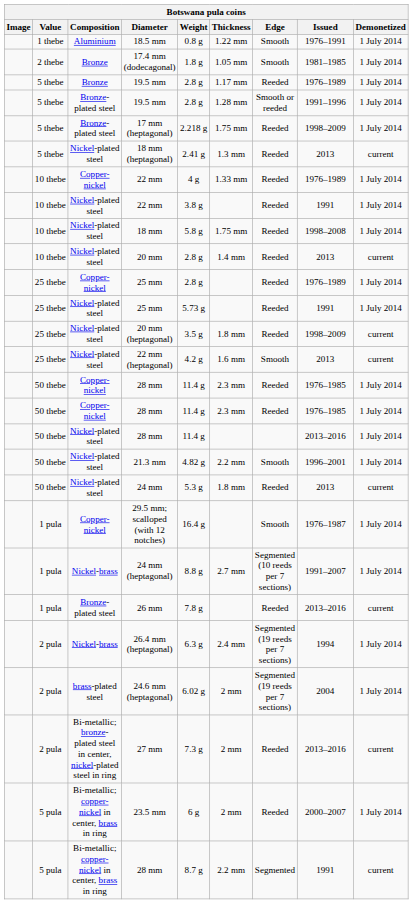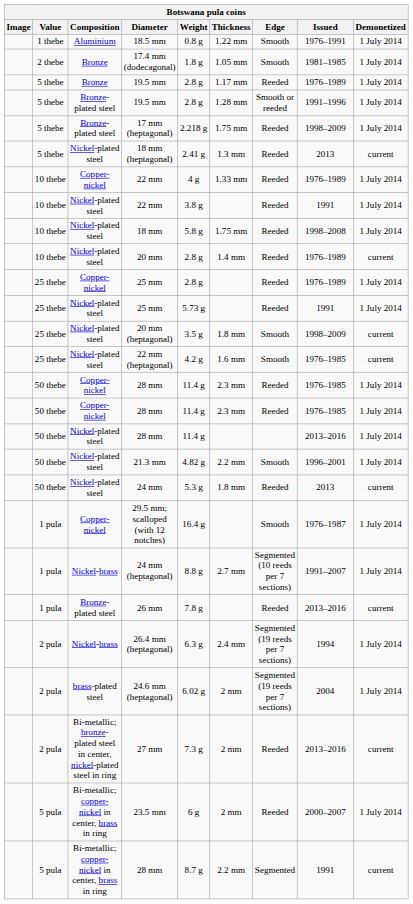(325, 257) 2013 -> (325, 257) 1976–1989
(275, 334) Reeded -> (275, 334) Smooth
(325, 359) 2013 -> (325, 359) 1976–1985
